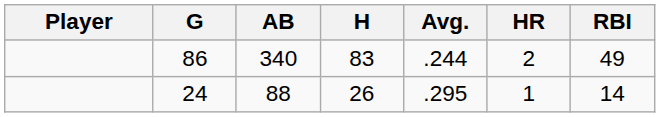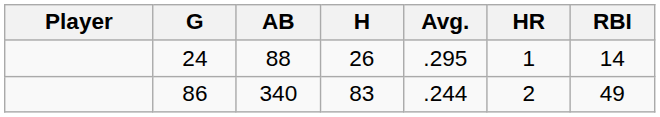rows swapped: (195, 58) <-> (195, 93)
